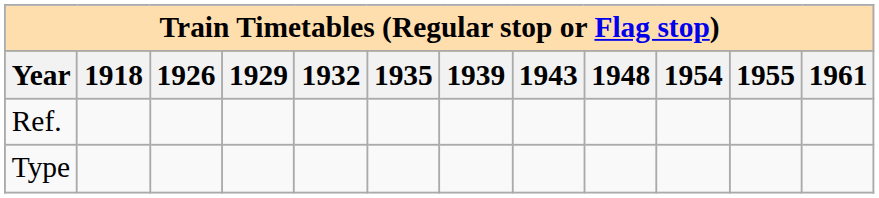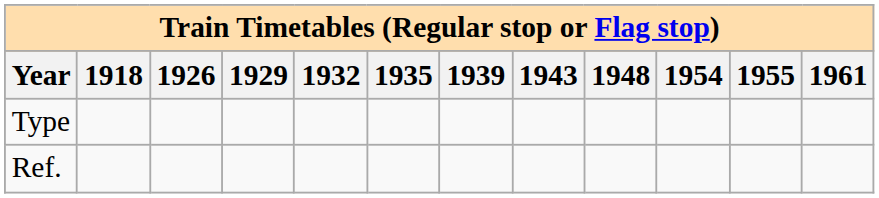rows swapped: (37, 121) <-> (41, 167)
